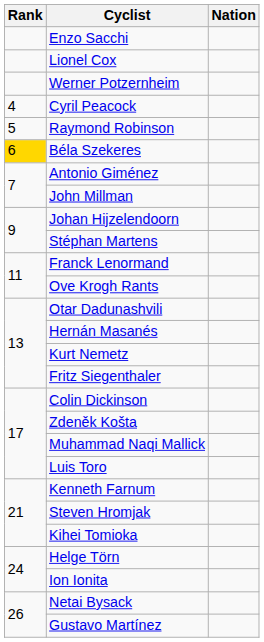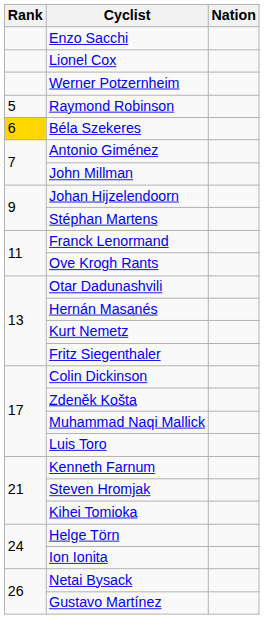- row: (93, 106)
